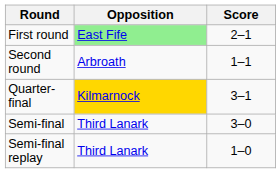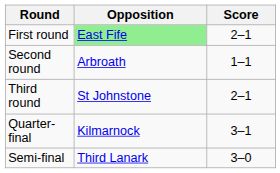+ row: (24, 96)
(108, 96) gold background -> (108, 130) no background
- row: (36, 150)
